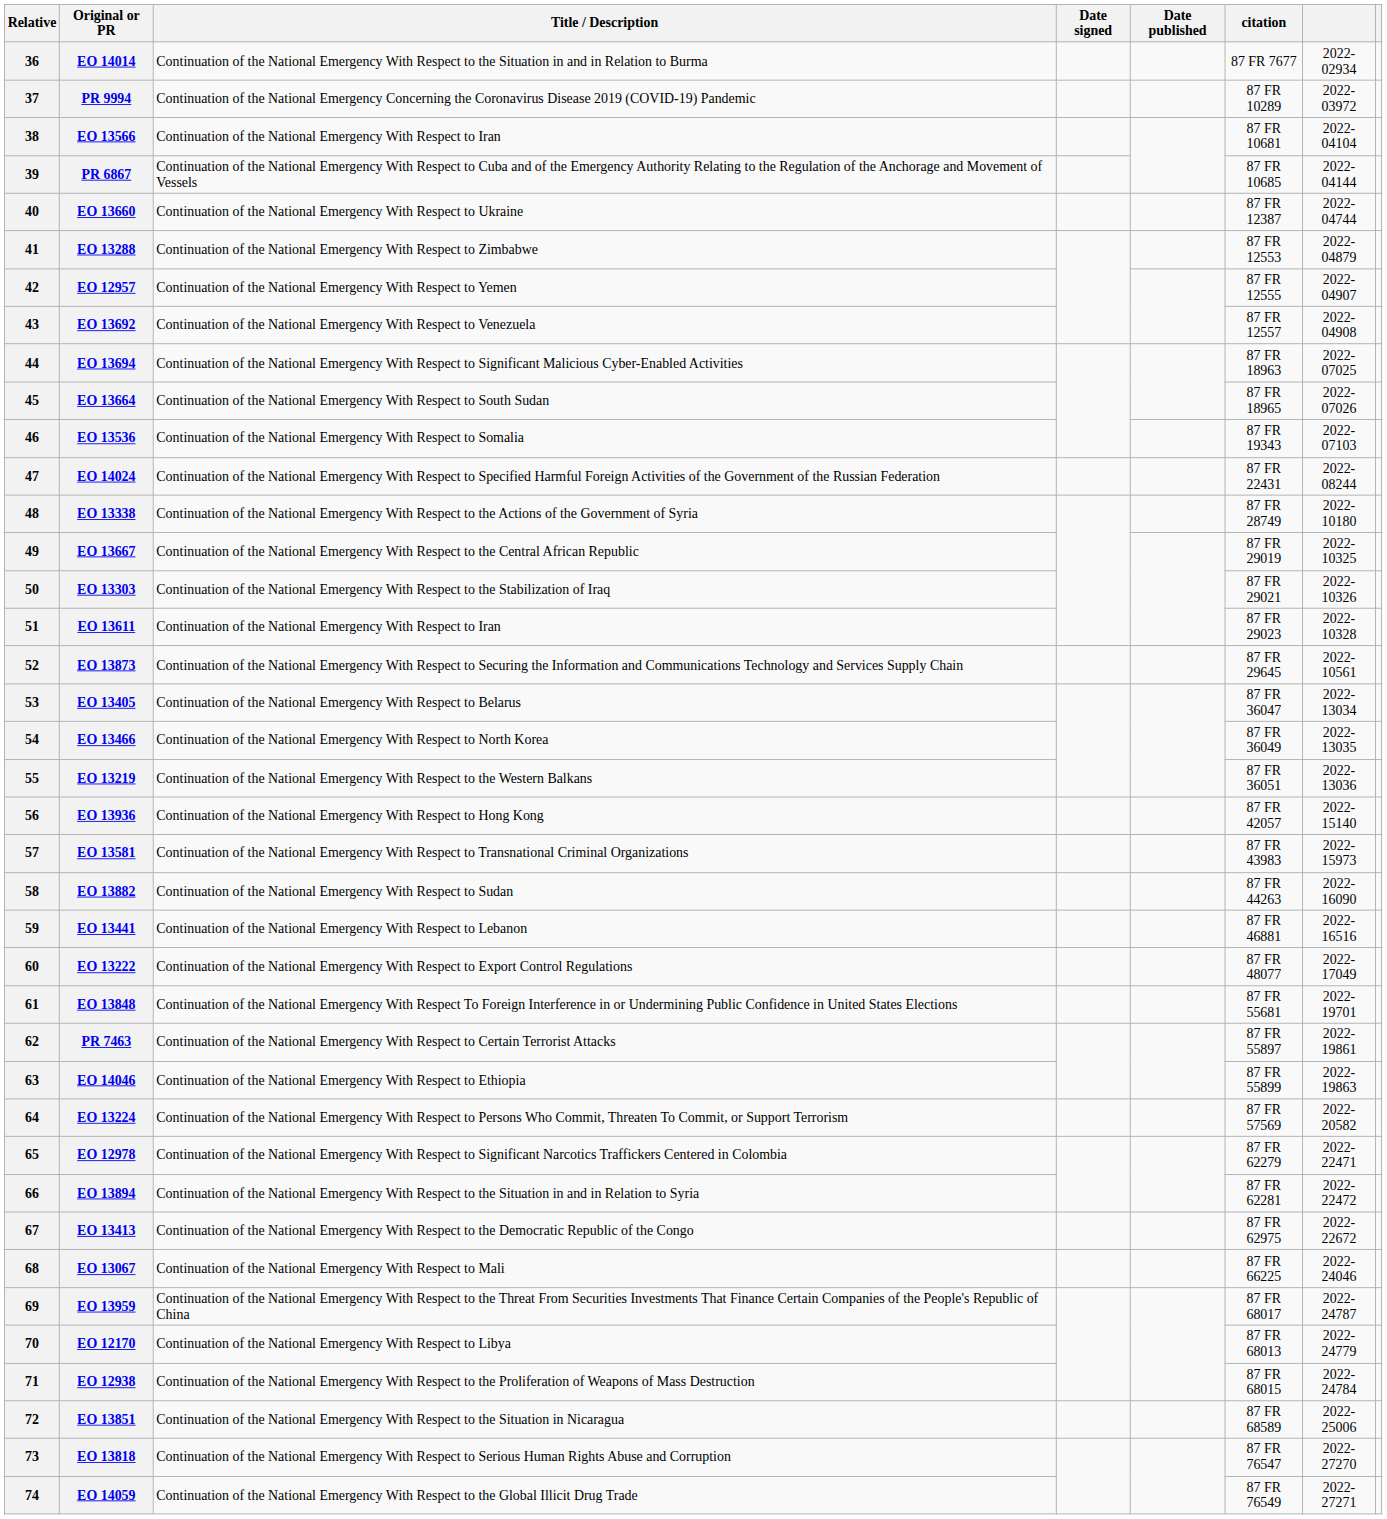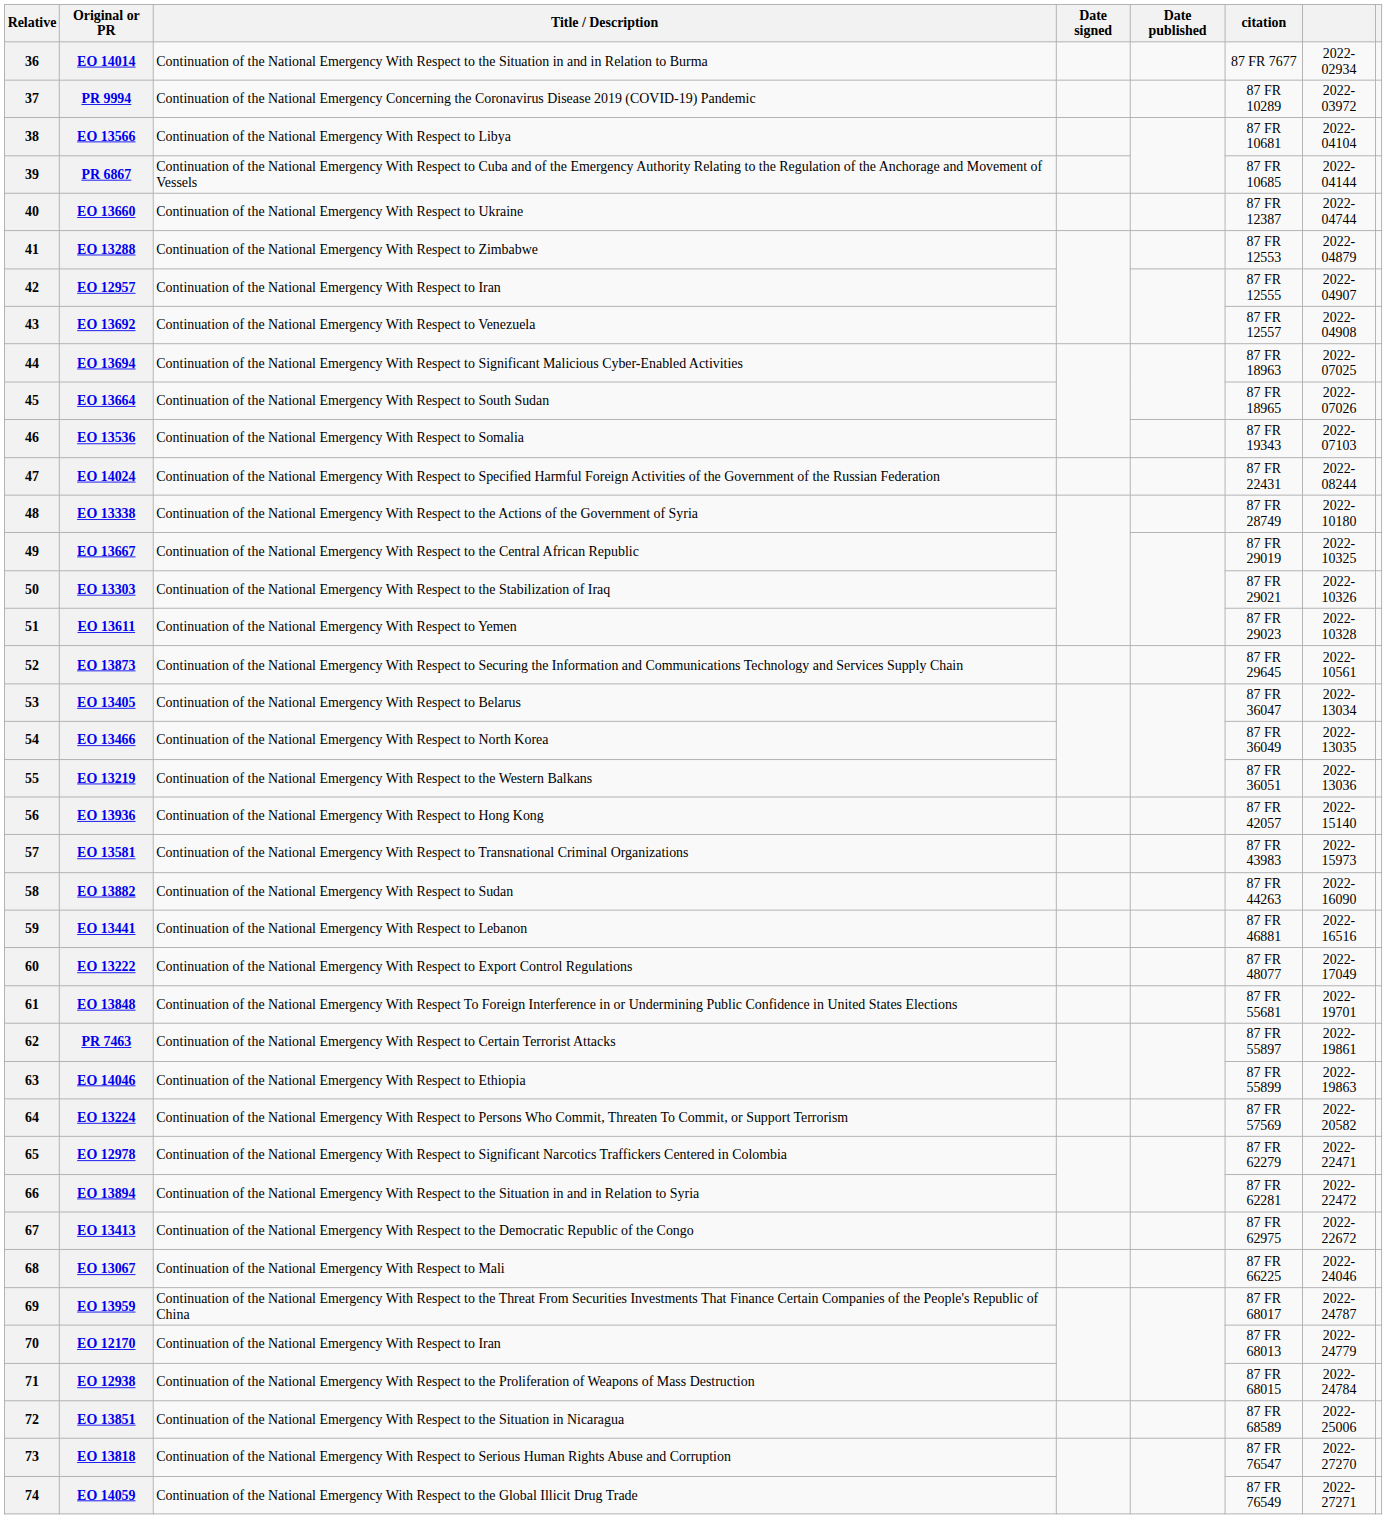(329, 136) Continuation of the National Emergency With Respect to Iran -> (334, 136) Continuation of the National Emergency With Respect to Libya
(337, 287) Continuation of the National Emergency With Respect to Yemen -> (329, 287) Continuation of the National Emergency With Respect to Iran
(329, 627) Continuation of the National Emergency With Respect to Iran -> (337, 627) Continuation of the National Emergency With Respect to Yemen
(334, 1344) Continuation of the National Emergency With Respect to Libya -> (329, 1344) Continuation of the National Emergency With Respect to Iran
